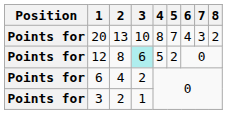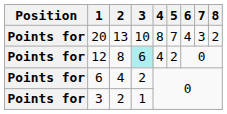(160, 57) 5 -> (160, 57) 4
